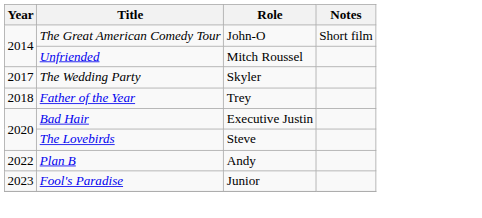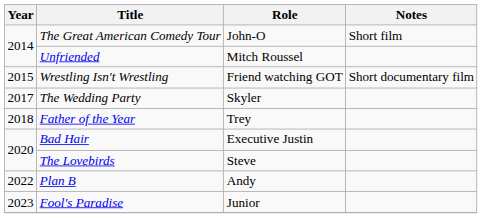+ row: (104, 77)
